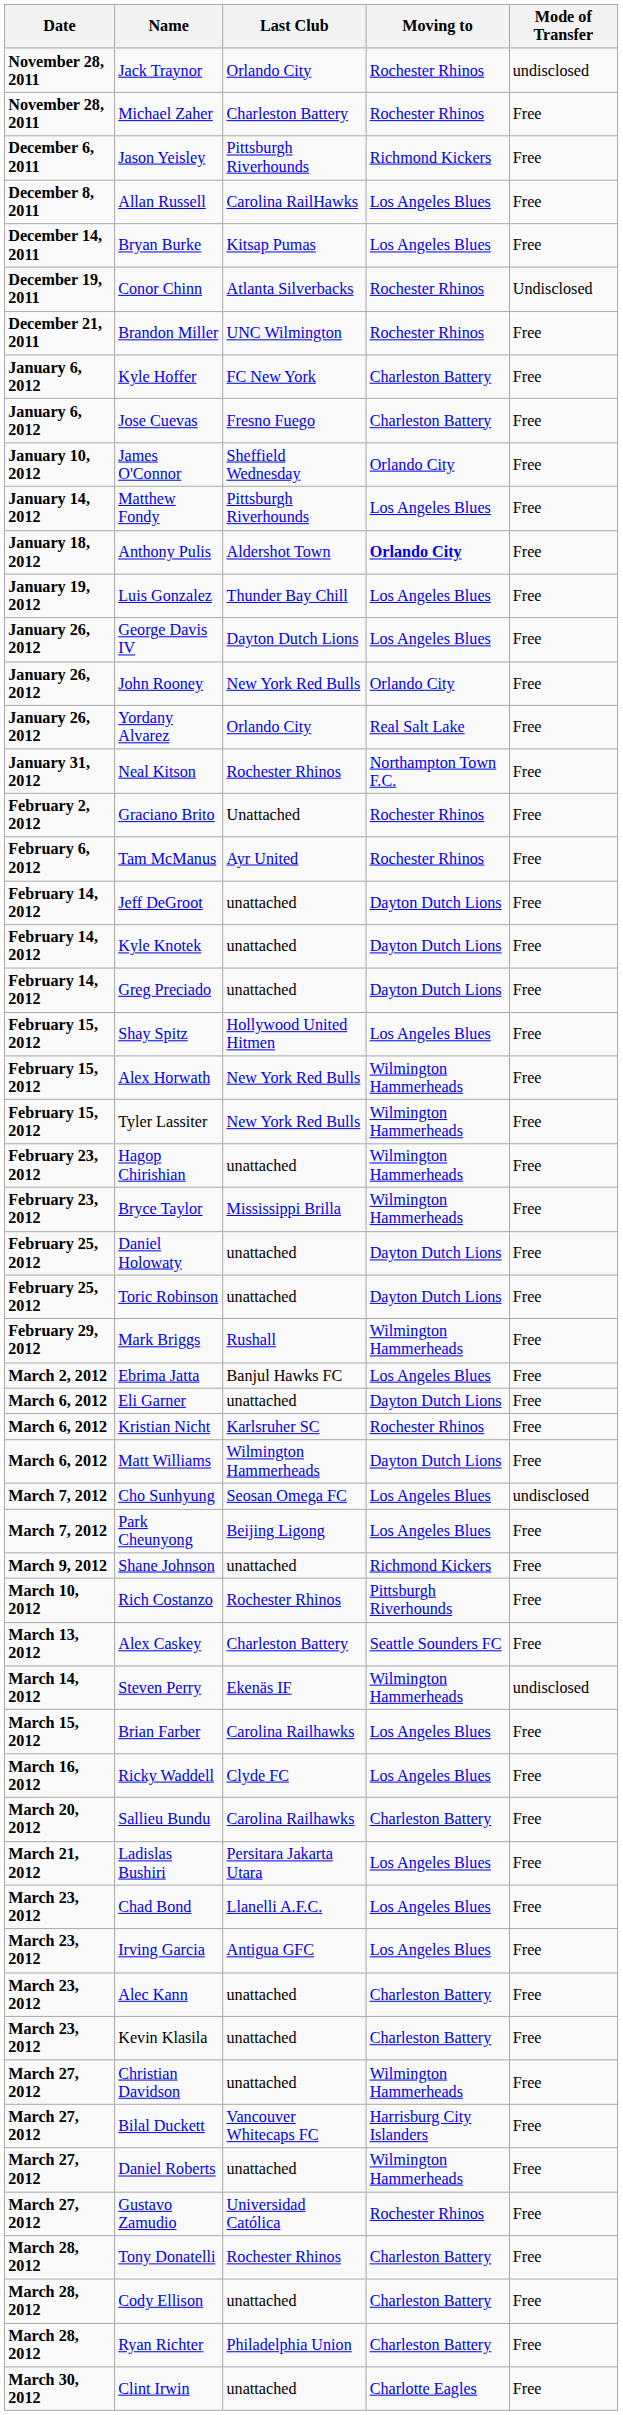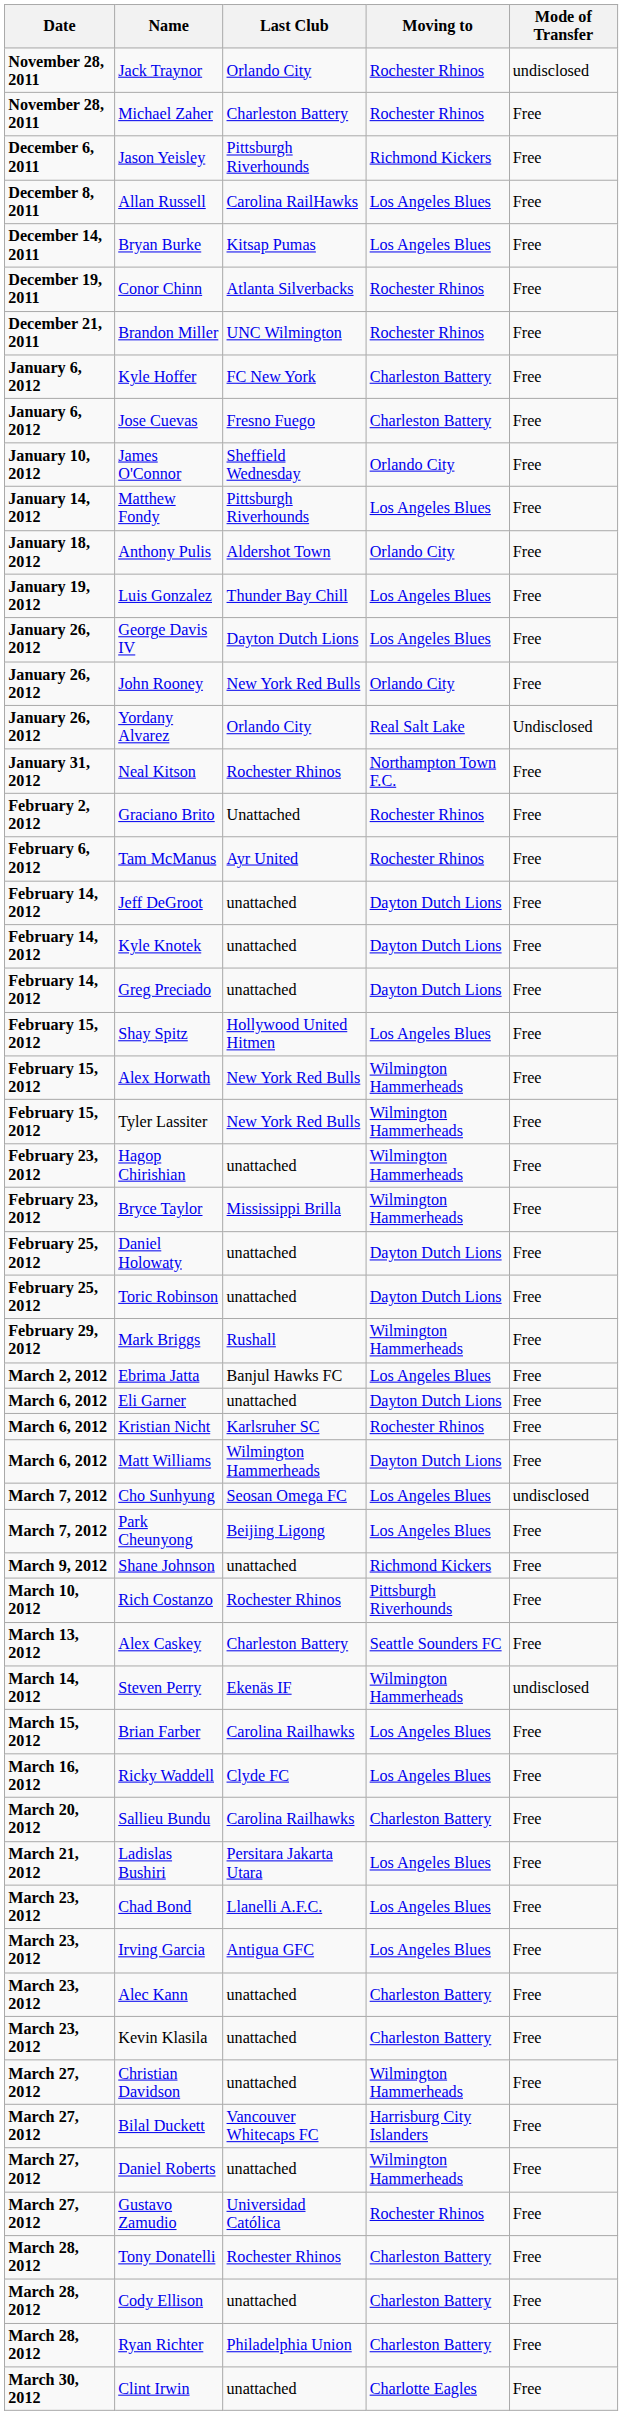(553, 289) Undisclosed -> (527, 289) Free
(416, 552) bold -> (412, 552) normal
(527, 727) Free -> (553, 727) Undisclosed
